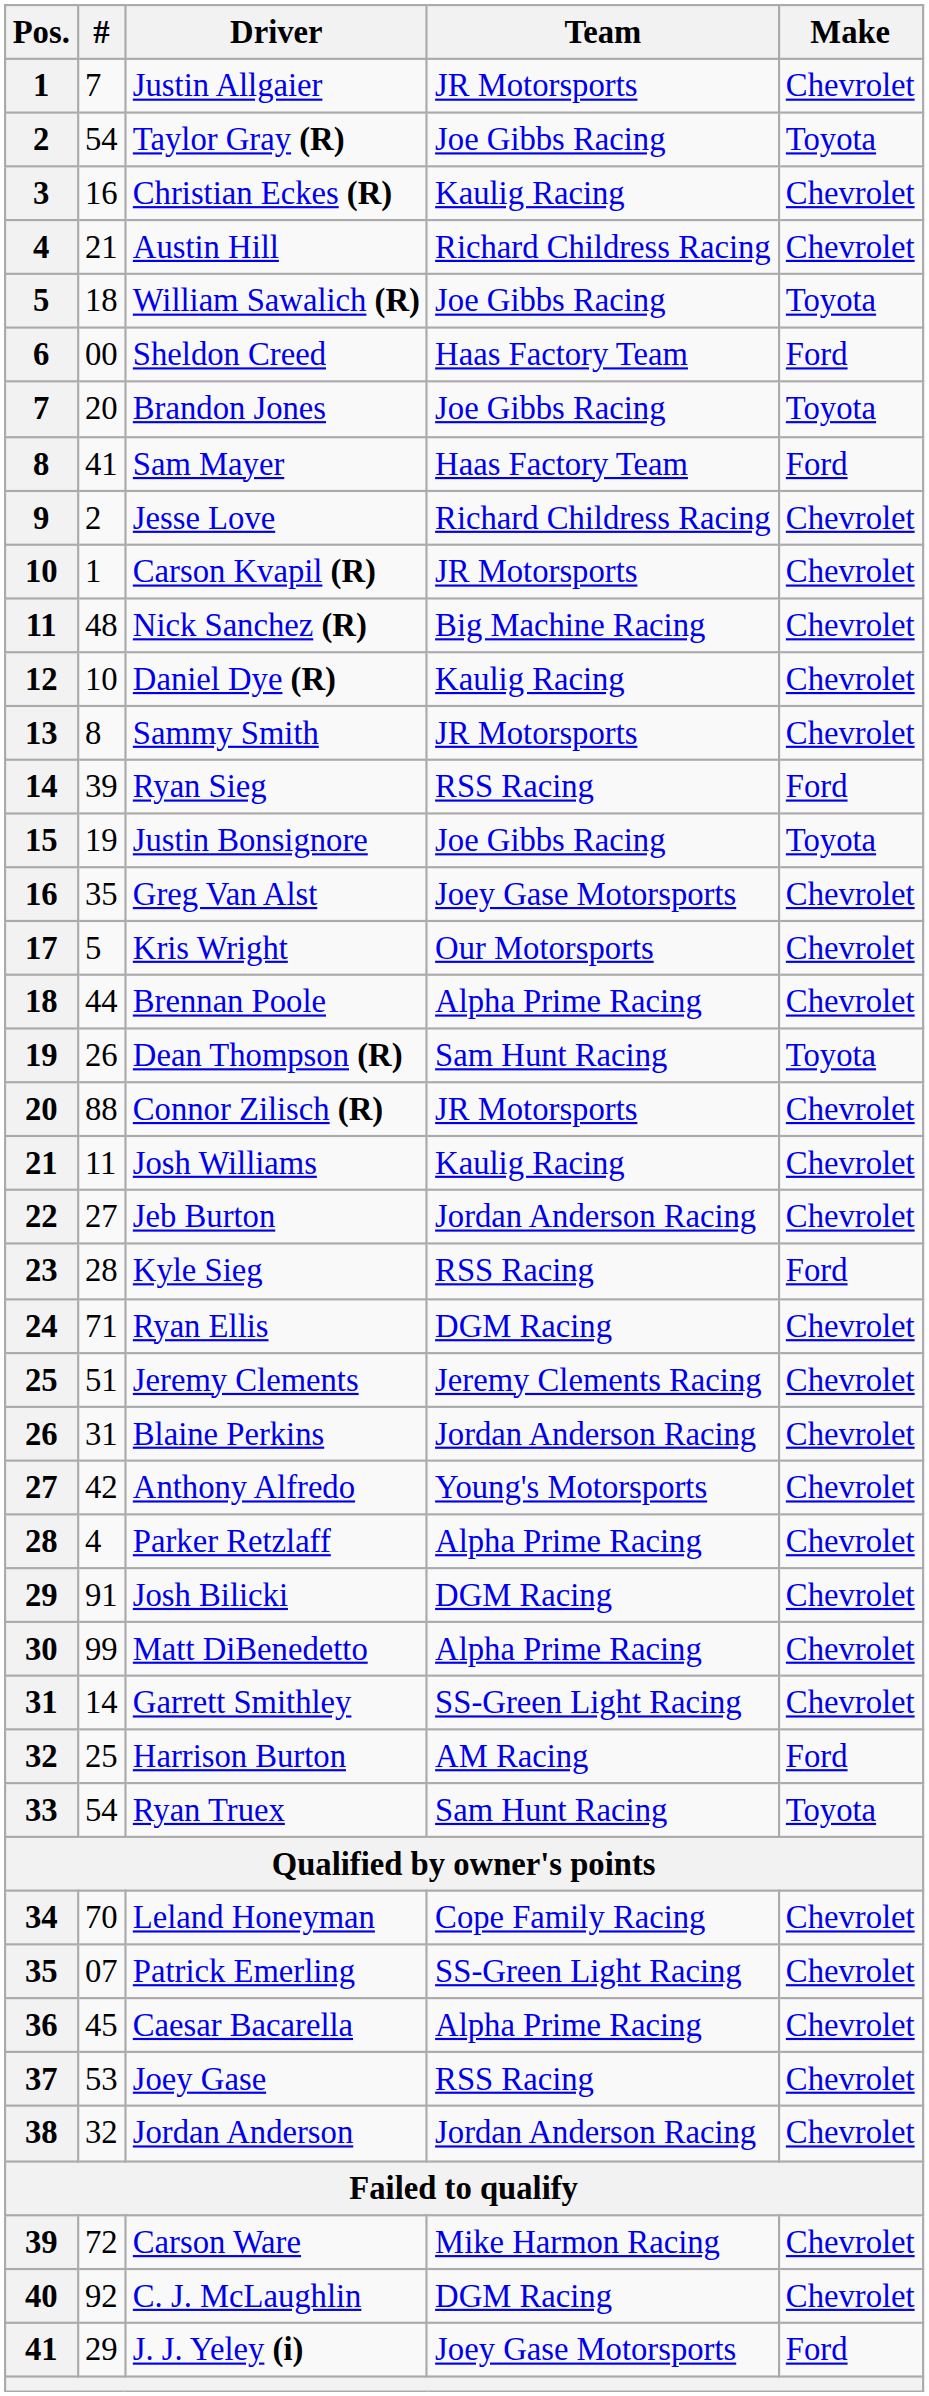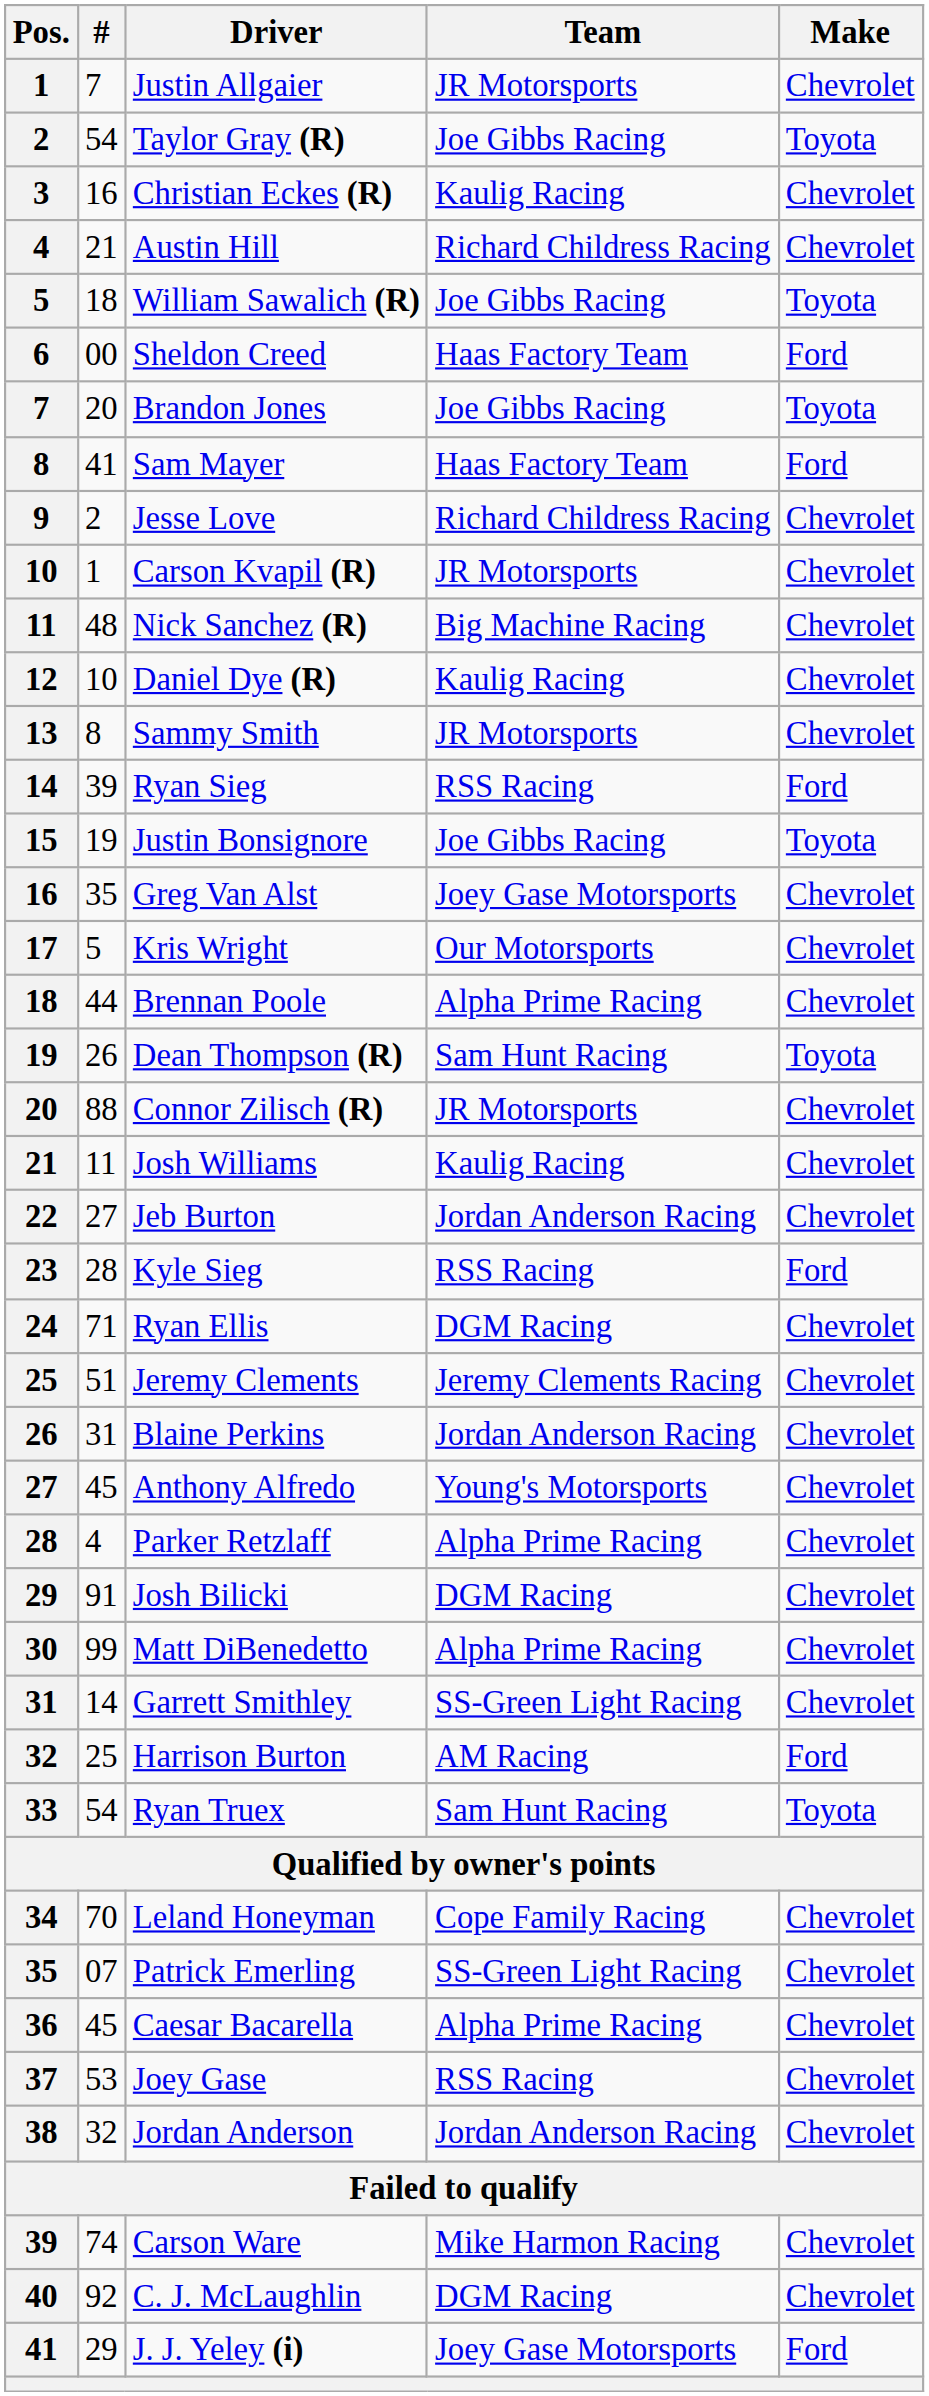(101, 1486) 42 -> (101, 1486) 45
(101, 2240) 72 -> (101, 2240) 74
